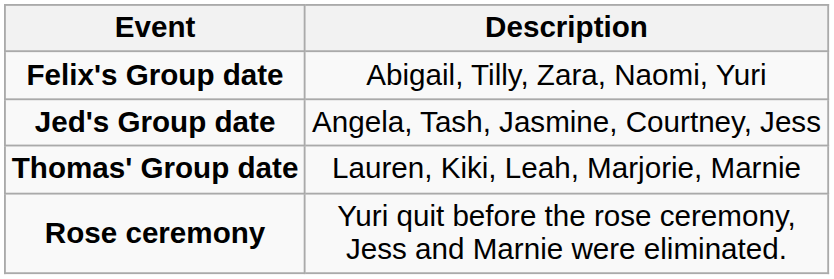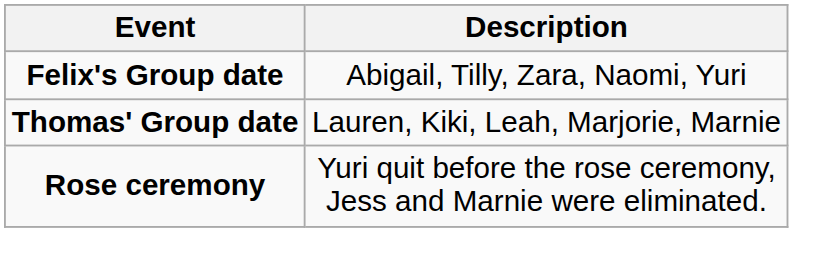- row: (155, 121)
